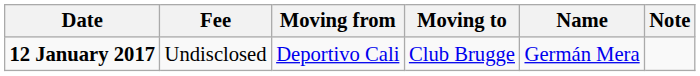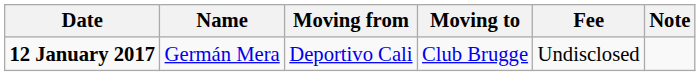columns swapped: (582, 20) <-> (216, 20)
